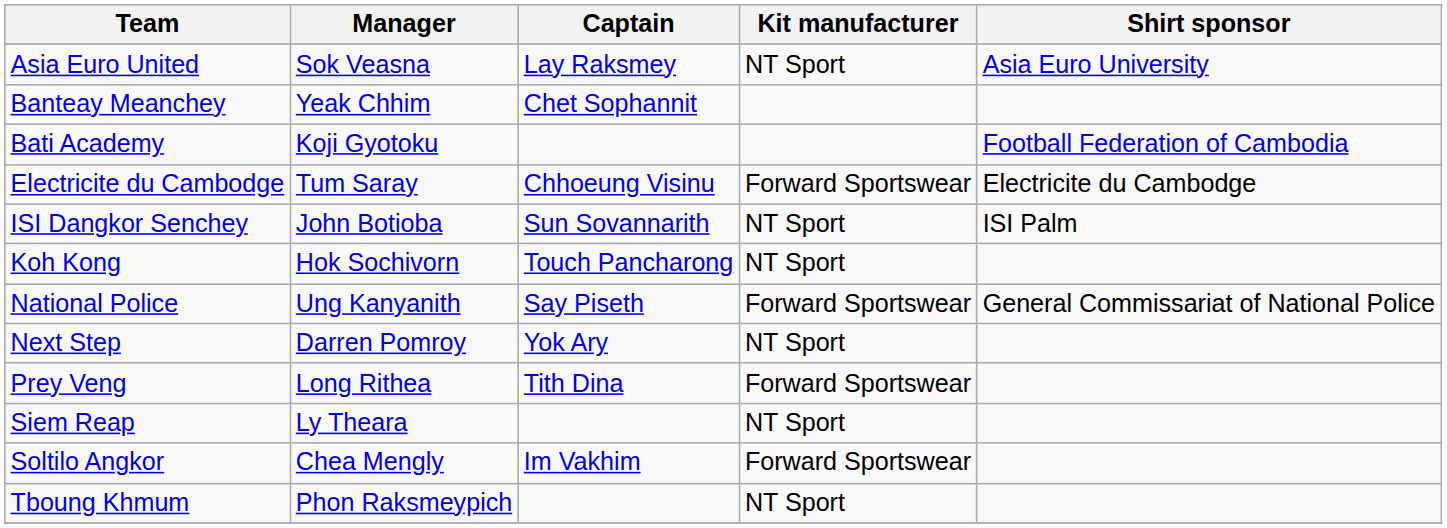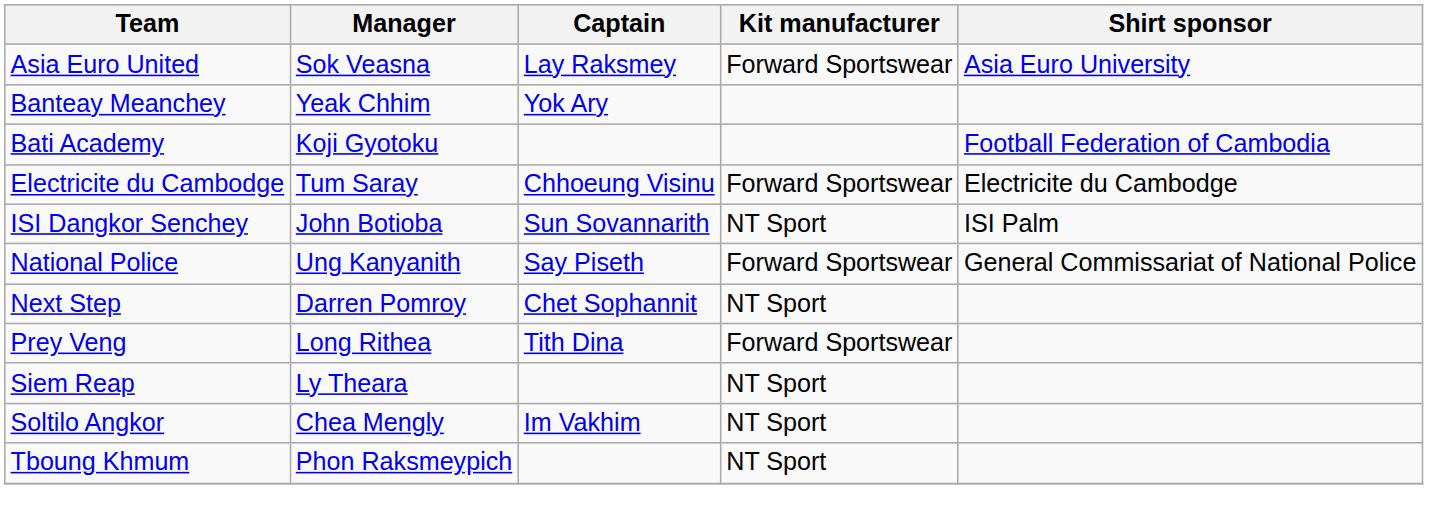(795, 64) NT Sport -> (839, 64) Forward Sportswear
(610, 104) Chet Sophannit -> (566, 104) Yok Ary
- row: (66, 263)
(566, 343) Yok Ary -> (610, 303) Chet Sophannit
(858, 462) Forward Sportswear -> (776, 422) NT Sport
